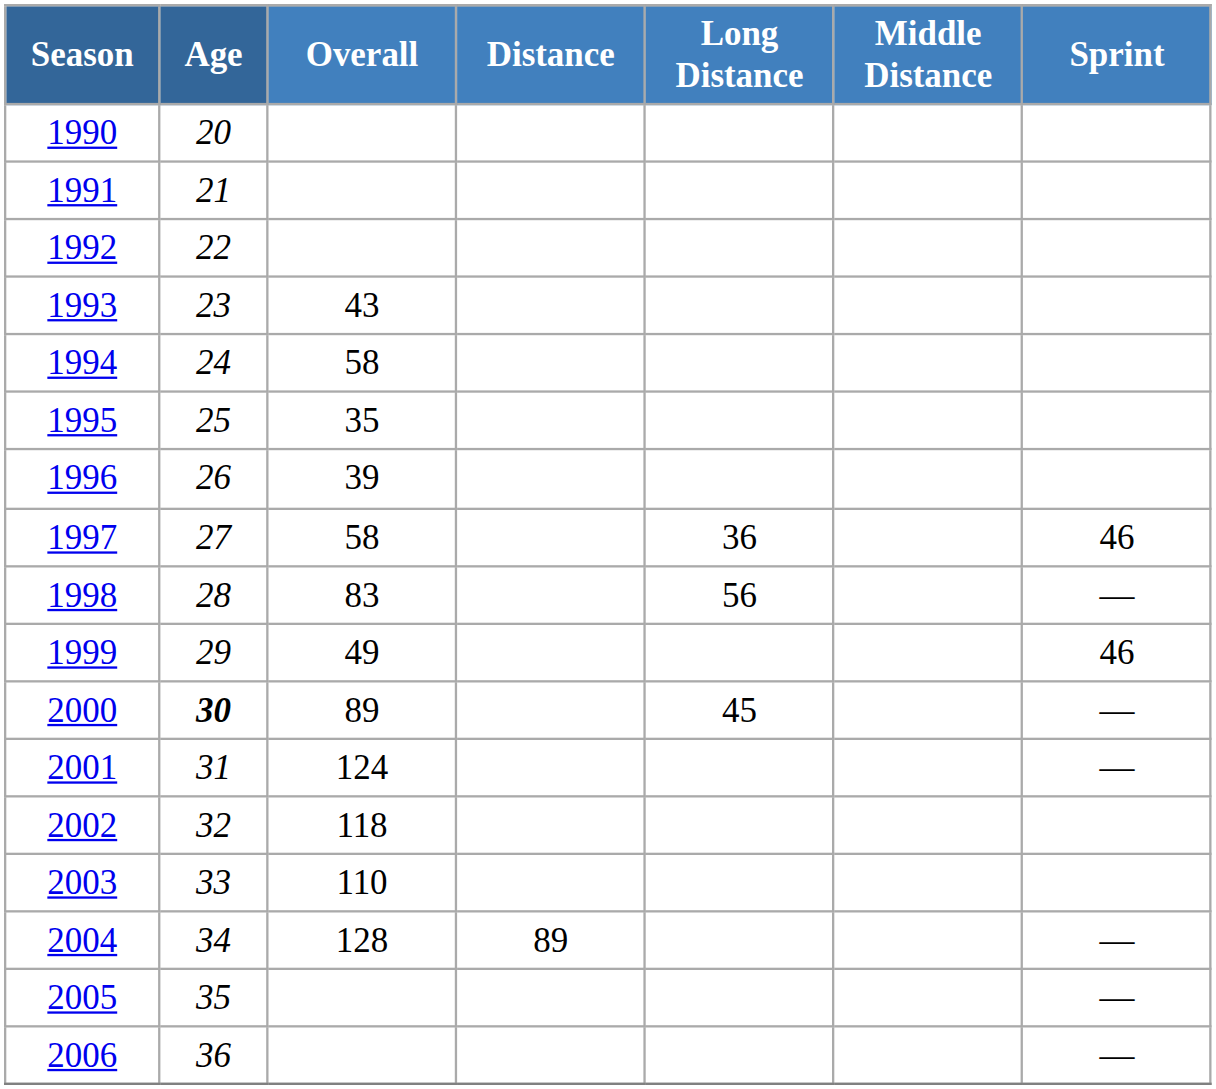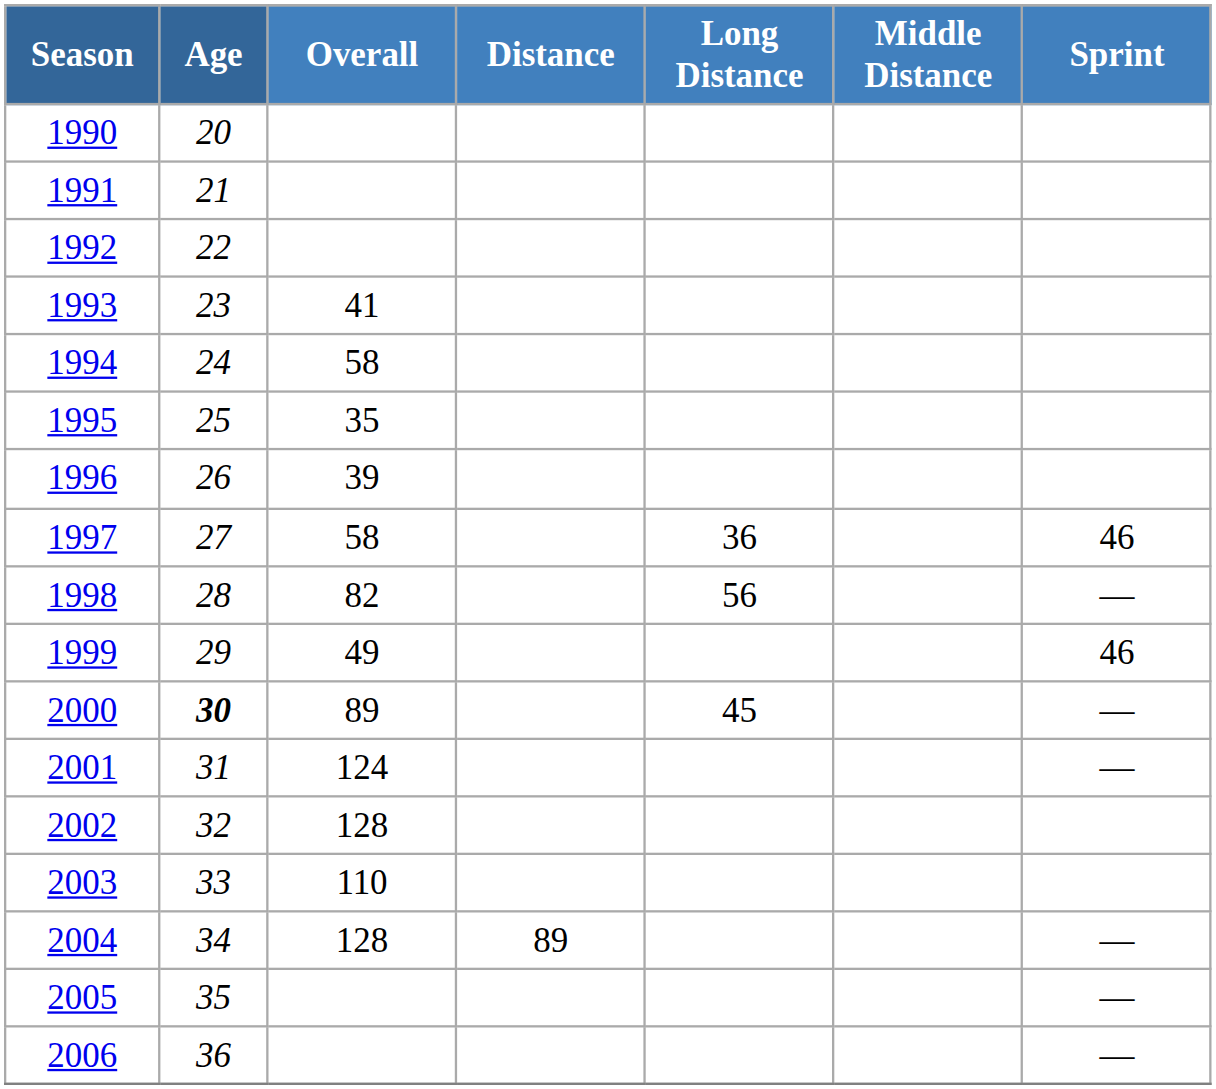(362, 305) 43 -> (362, 305) 41
(362, 593) 83 -> (362, 593) 82
(362, 824) 118 -> (362, 824) 128
